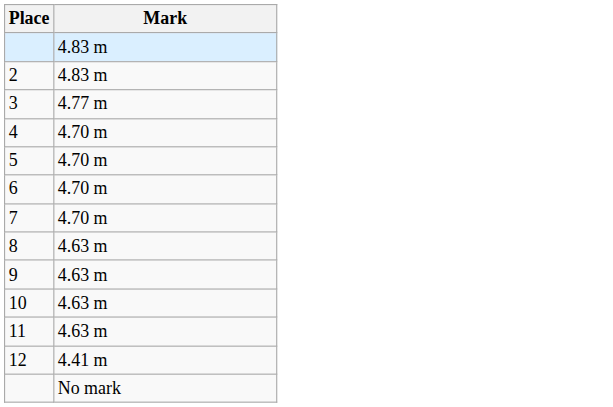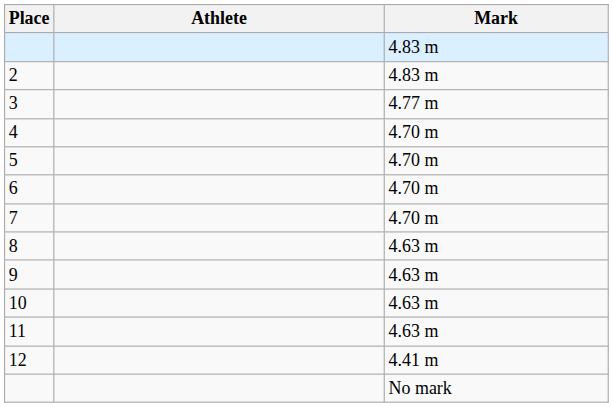+ column: (219, 18)
